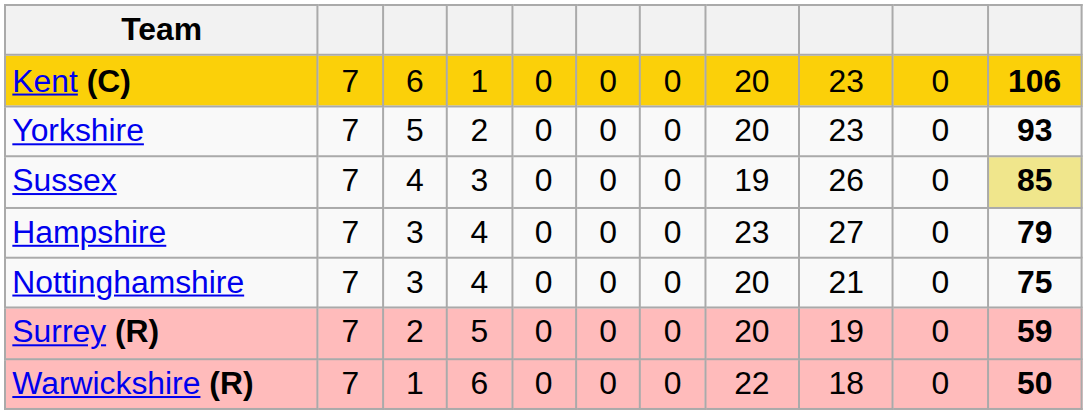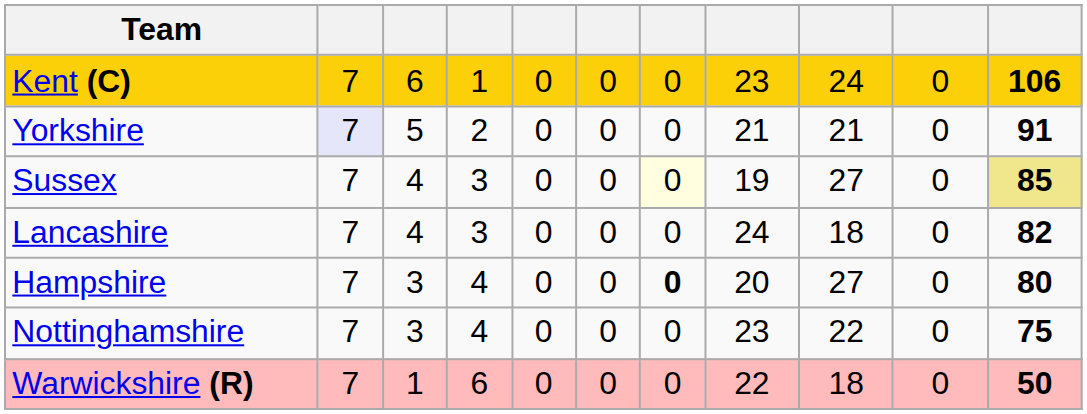(752, 80) 20 -> (752, 80) 23
(846, 80) 23 -> (846, 80) 24
(350, 130) no background -> (350, 130) lavender background
(752, 130) 20 -> (752, 130) 21
(846, 130) 23 -> (846, 130) 21
(1035, 130) 93 -> (1035, 130) 91
(673, 181) no background -> (673, 181) lightyellow background
(846, 181) 26 -> (846, 181) 27
+ row: (90, 231)
(673, 231) normal -> (673, 282) bold
(752, 231) 23 -> (752, 282) 20
(1035, 231) 79 -> (1035, 282) 80
(752, 282) 20 -> (752, 332) 23
(846, 282) 21 -> (846, 332) 22
- row: (86, 332)
